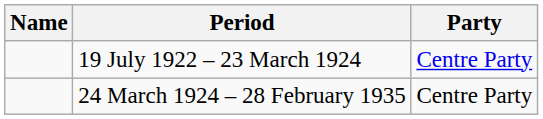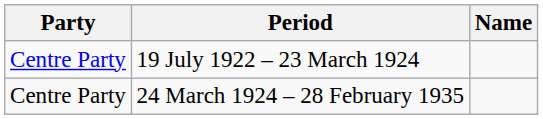columns swapped: (39, 22) <-> (474, 22)
